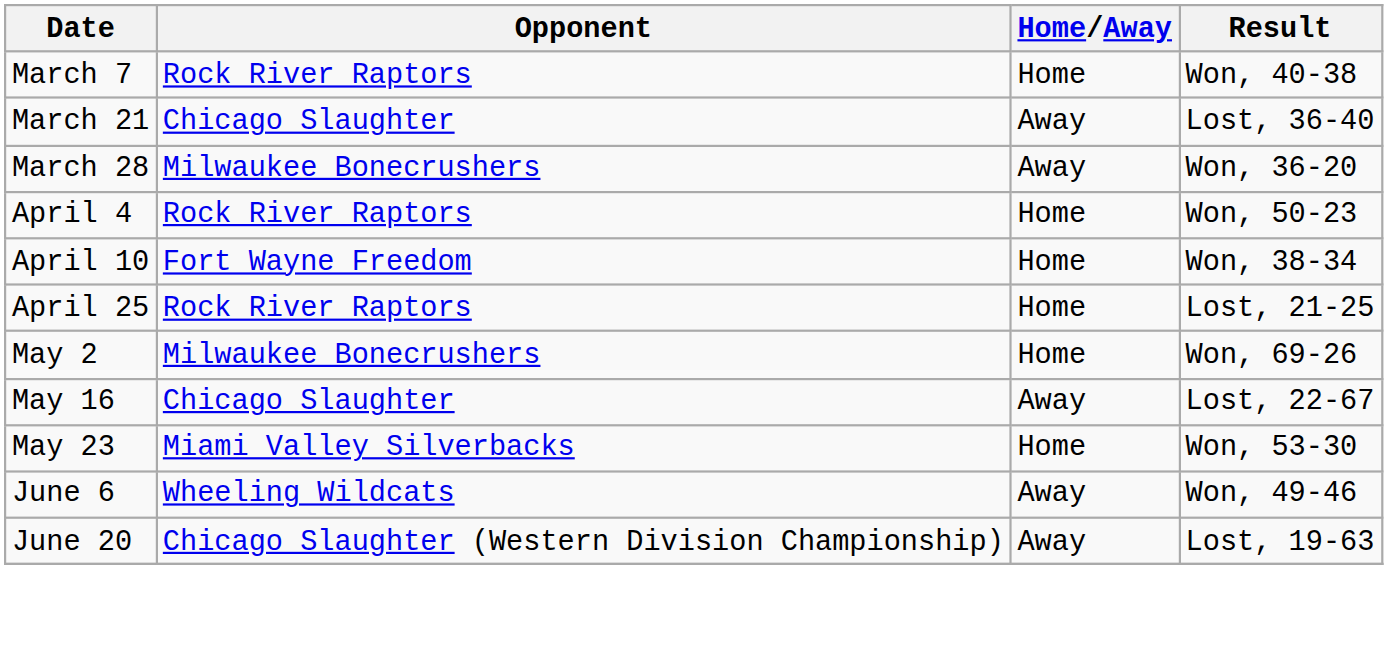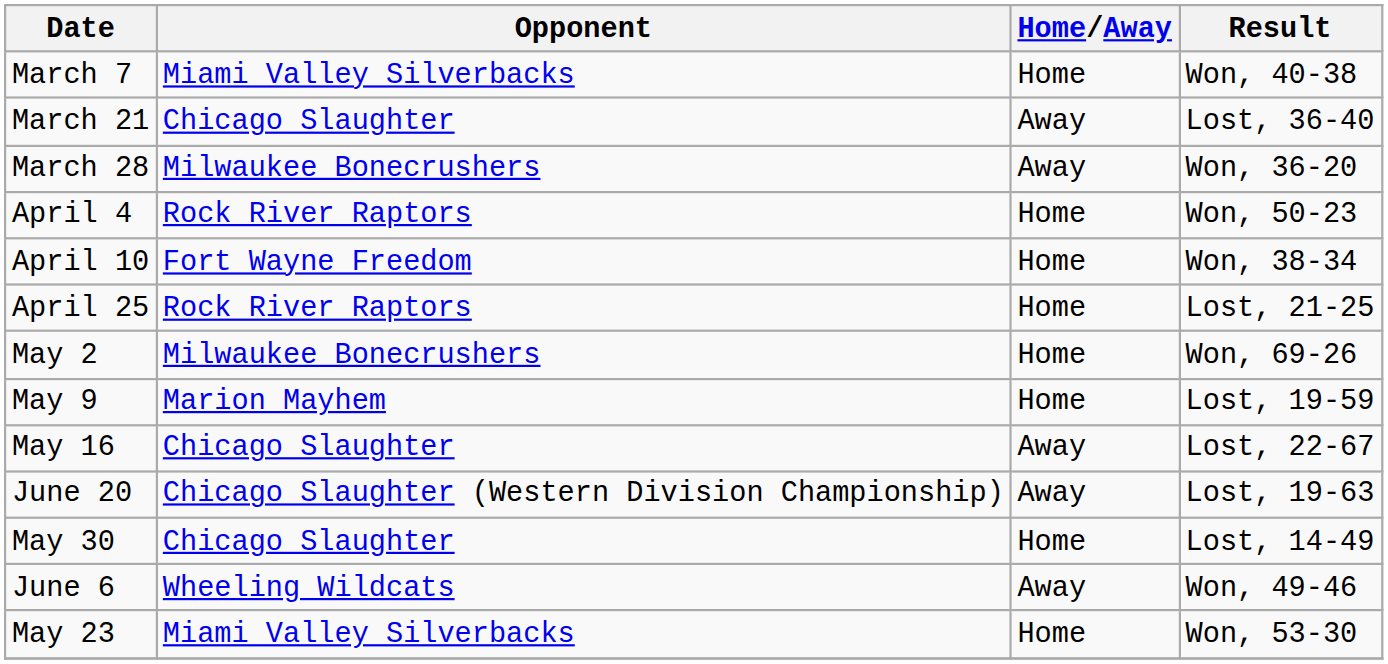(317, 75) Rock River Raptors -> (369, 75) Miami Valley Silverbacks
+ row: (55, 401)
rows swapped: (63, 448) <-> (72, 541)
+ row: (63, 541)
